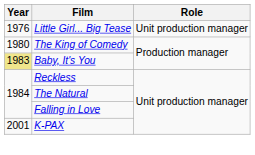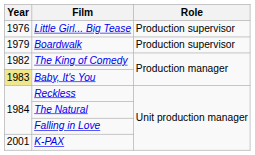(192, 28) Unit production manager -> (185, 28) Production supervisor
+ row: (58, 45)
(18, 45) 1980 -> (18, 61) 1982
